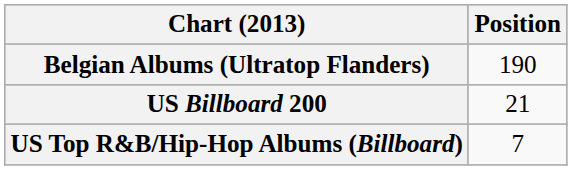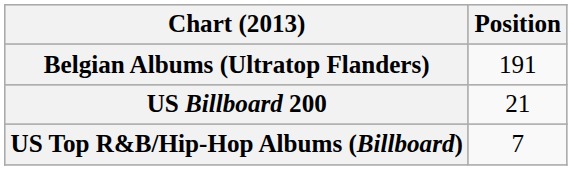(518, 64) 190 -> (518, 64) 191
